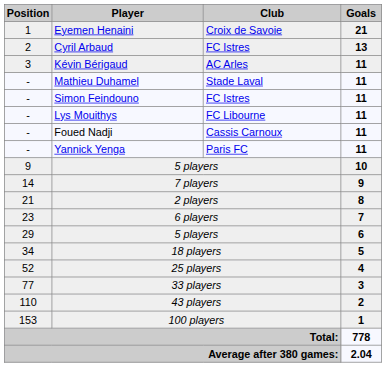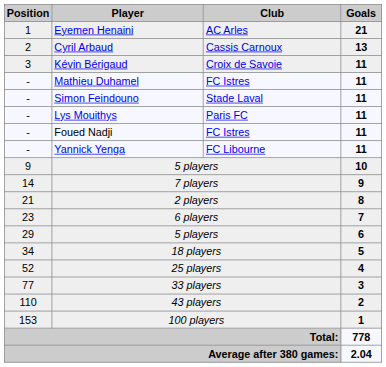(244, 30) Croix de Savoie -> (227, 30) AC Arles
(228, 47) FC Istres -> (244, 47) Cassis Carnoux
(227, 64) AC Arles -> (244, 64) Croix de Savoie
(234, 81) Stade Laval -> (228, 81) FC Istres
(228, 98) FC Istres -> (234, 98) Stade Laval
(236, 115) FC Libourne -> (227, 115) Paris FC
(244, 132) Cassis Carnoux -> (228, 132) FC Istres
(227, 149) Paris FC -> (236, 149) FC Libourne
